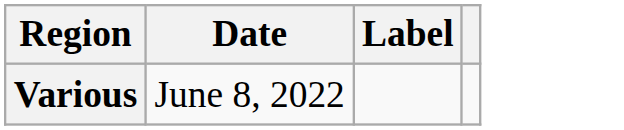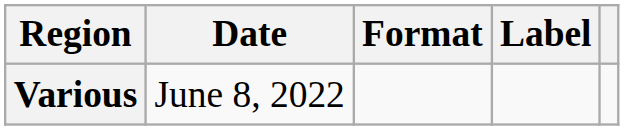+ column: (422, 34)
